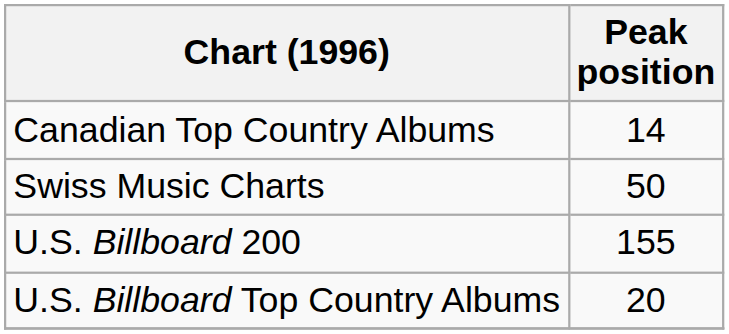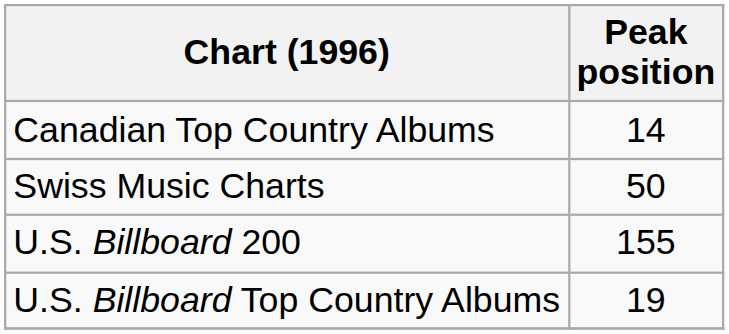(646, 299) 20 -> (646, 299) 19
